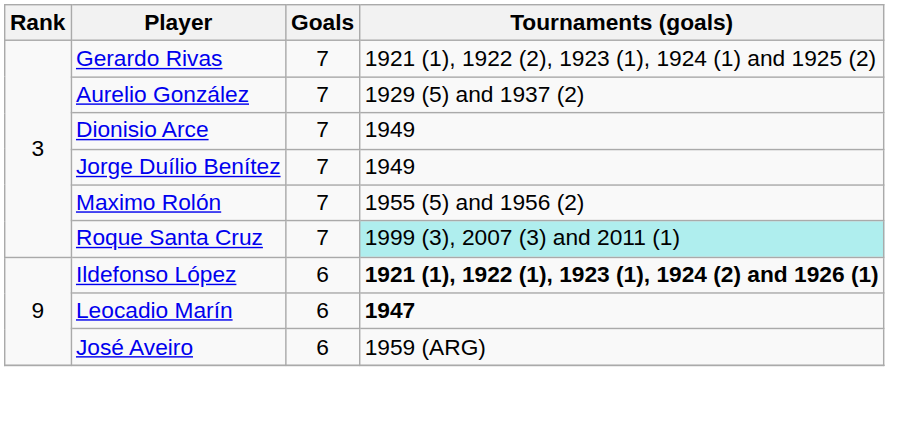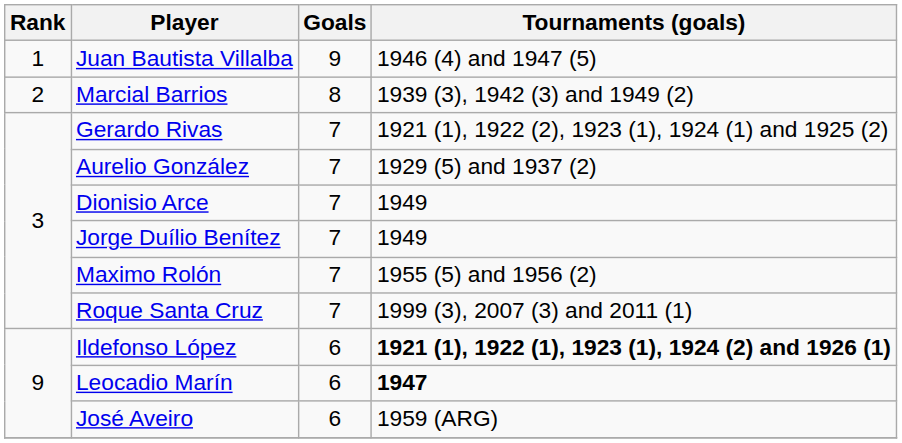+ row: (184, 58)
+ row: (152, 94)
(522, 238) paleturquoise background -> (535, 310) no background
